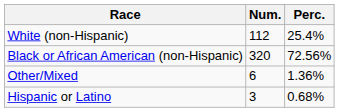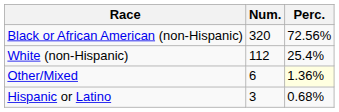rows swapped: (68, 35) <-> (125, 55)
(306, 76) no background -> (306, 76) lightyellow background
